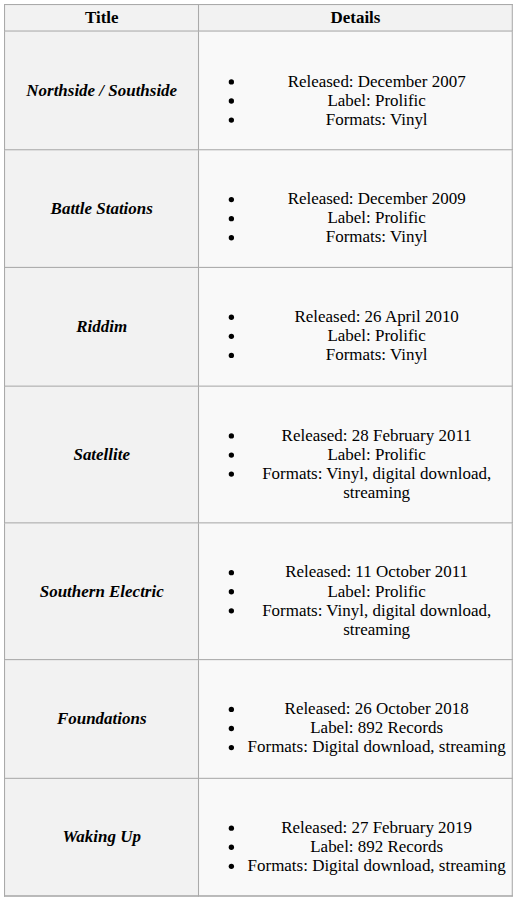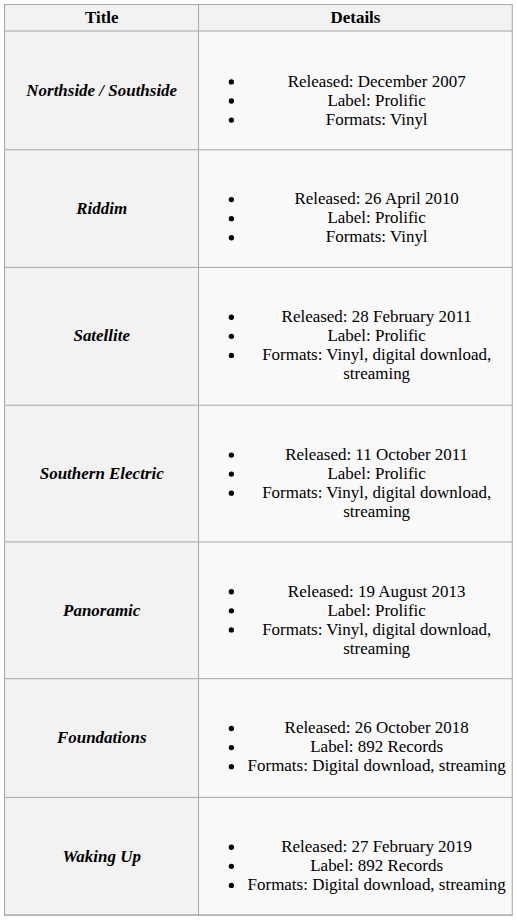- row: (102, 208)
+ row: (102, 610)
